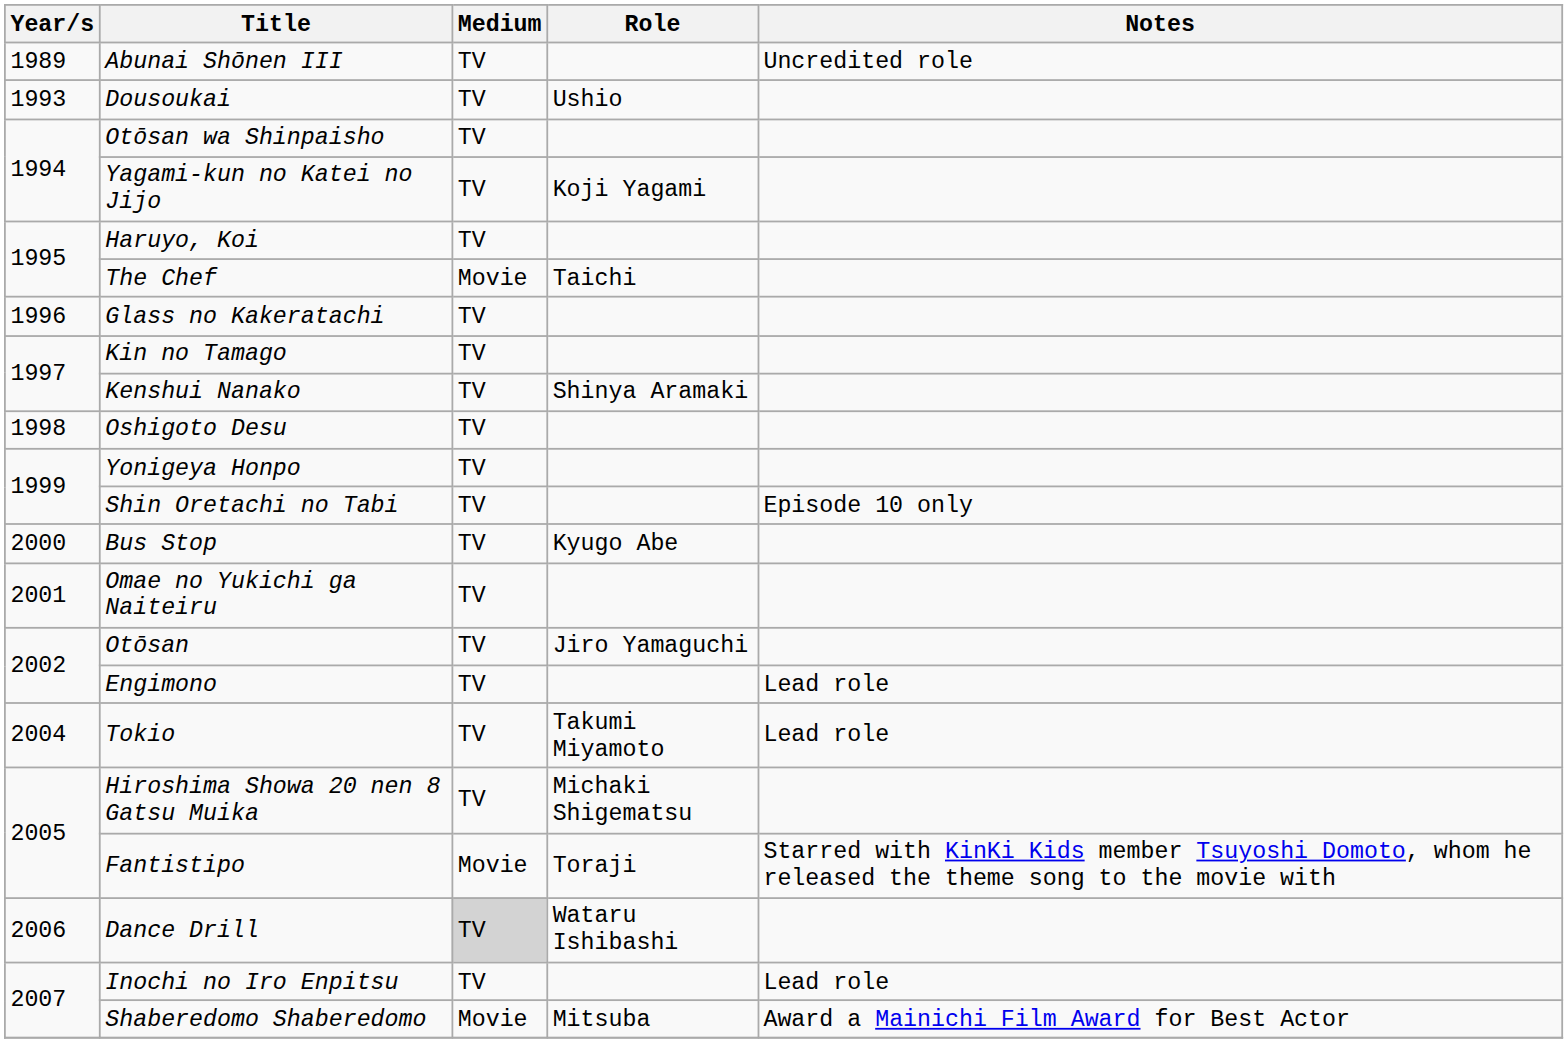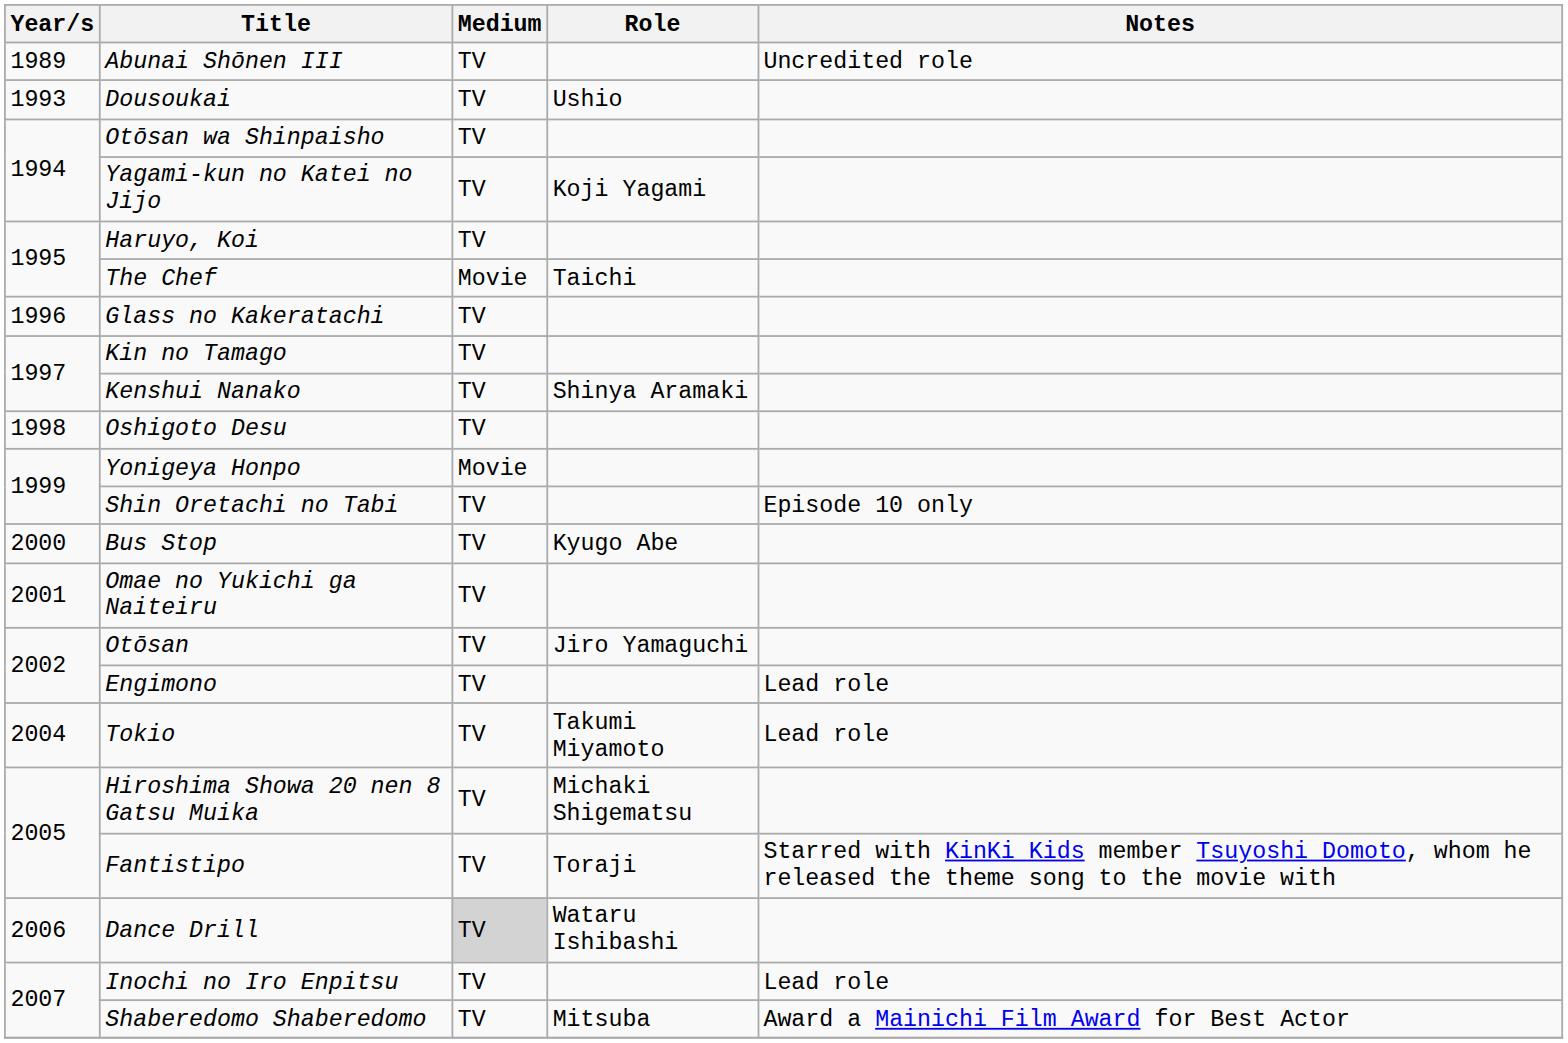(472, 468) TV -> (493, 468) Movie
(493, 865) Movie -> (472, 865) TV
(493, 1019) Movie -> (472, 1019) TV
